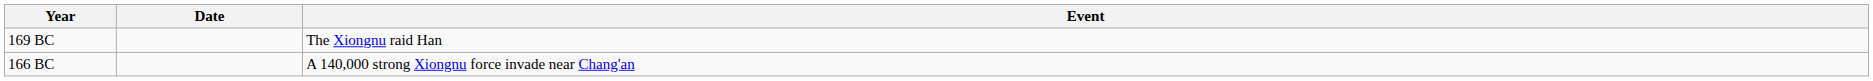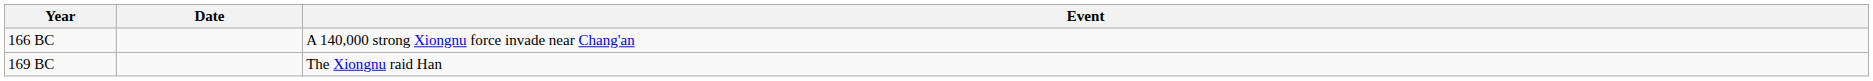rows swapped: (31, 40) <-> (31, 64)
